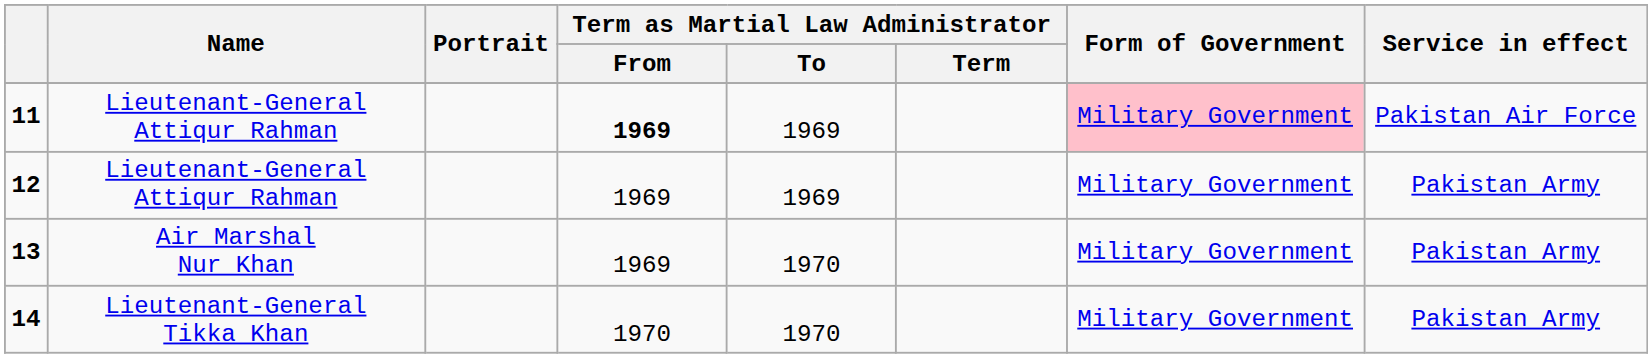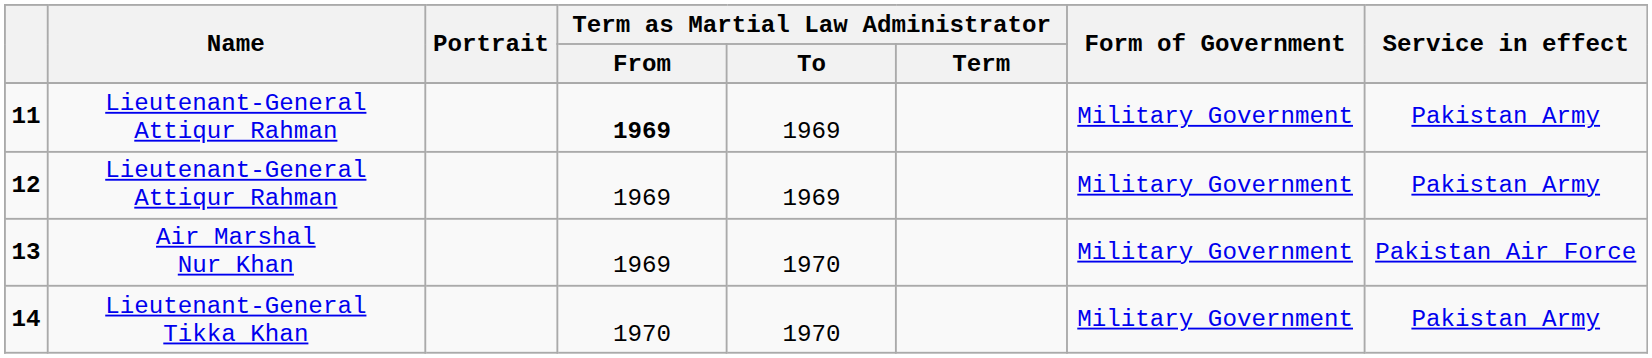(1215, 117) pink background -> (1215, 117) no background
(1506, 117) Pakistan Air Force -> (1506, 117) Pakistan Army
(1506, 252) Pakistan Army -> (1506, 252) Pakistan Air Force
